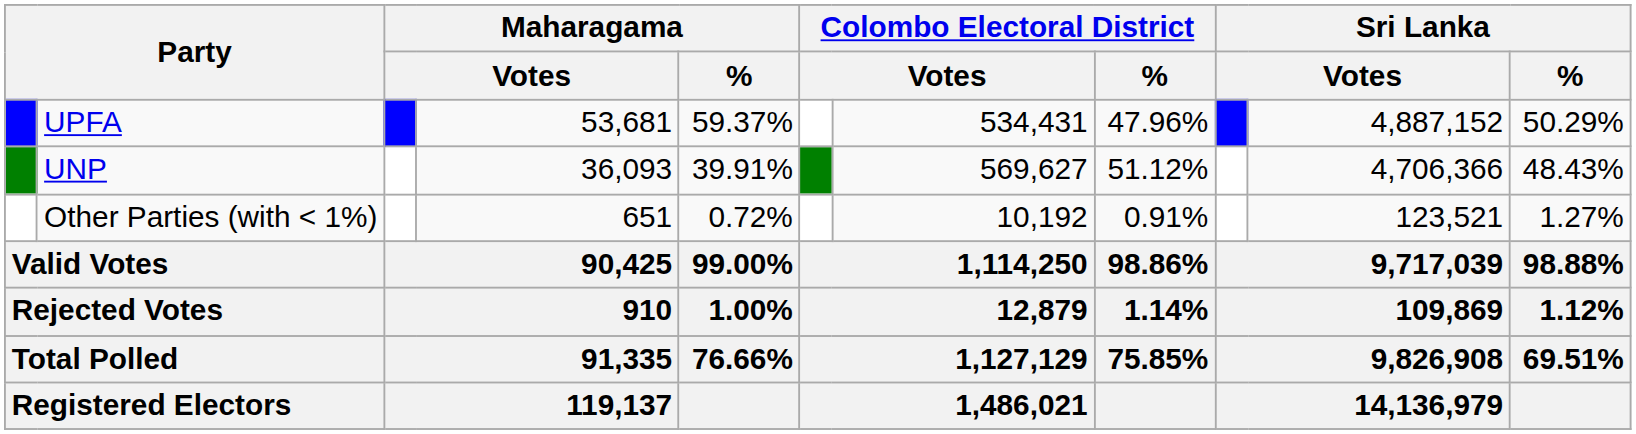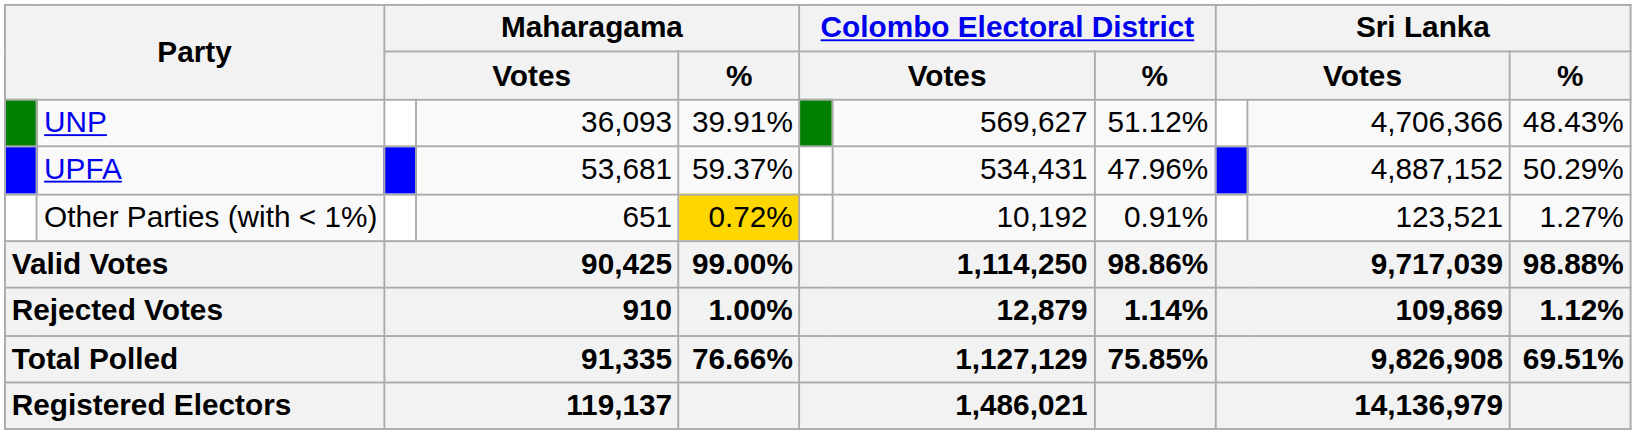rows swapped: (83, 122) <-> (76, 169)
(751, 216) no background -> (751, 216) gold background
